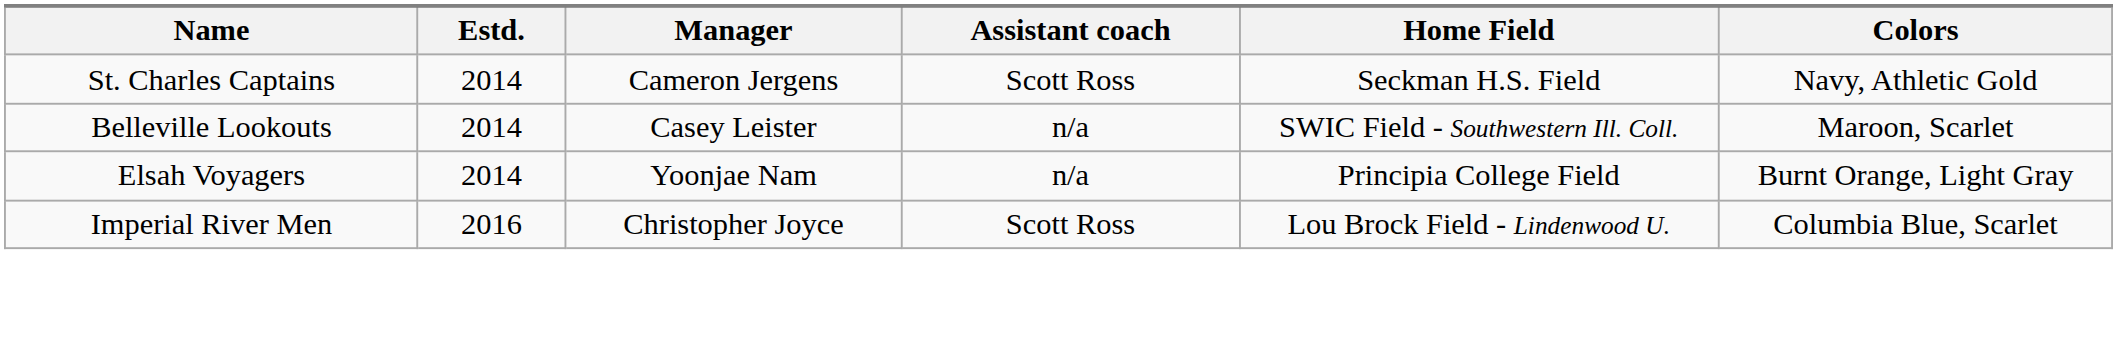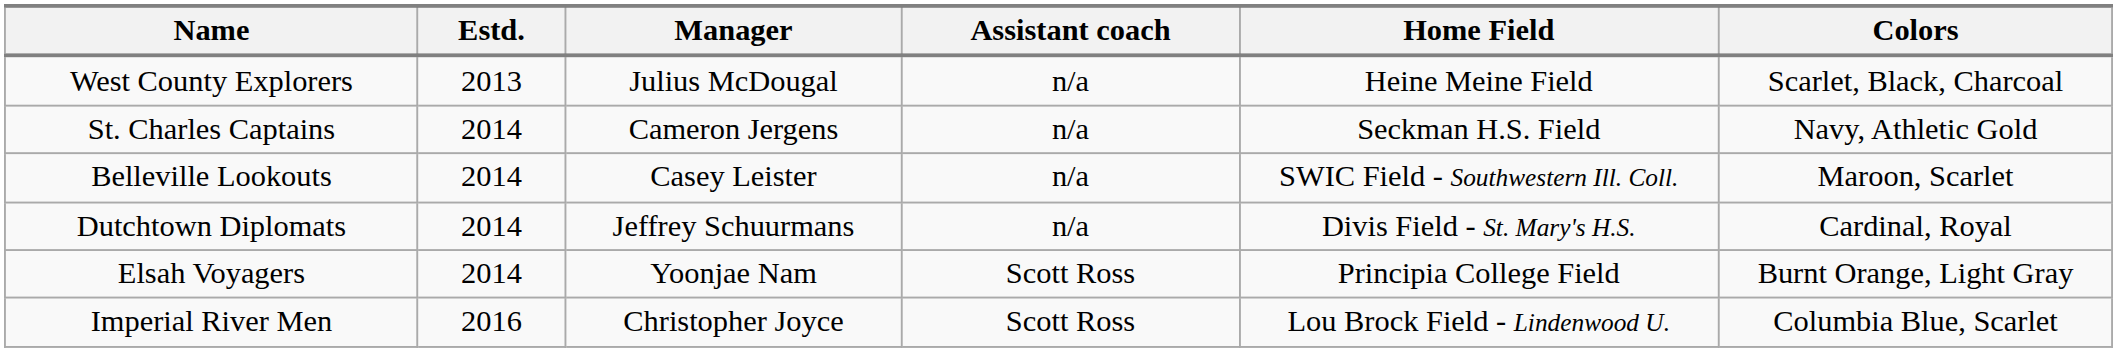+ row: (211, 80)
(1070, 78) Scott Ross -> (1070, 128) n/a
+ row: (211, 225)
(1070, 175) n/a -> (1070, 273) Scott Ross
